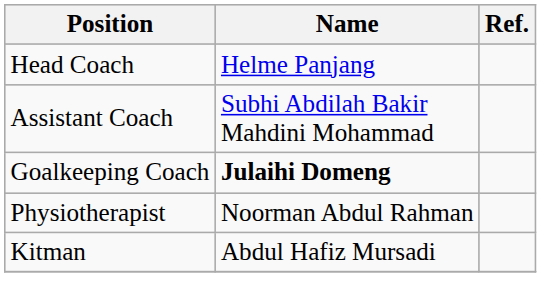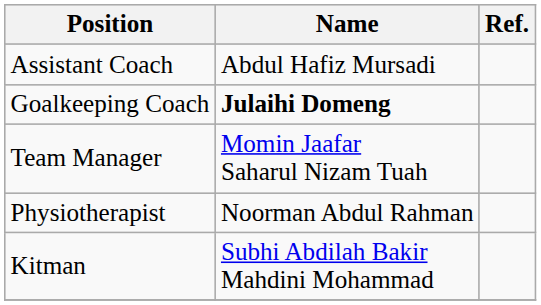- row: (72, 64)
(327, 118) Subhi Abdilah Bakir Mahdini Mohammad -> (328, 64) Abdul Hafiz Mursadi
+ row: (86, 158)
(328, 251) Abdul Hafiz Mursadi -> (327, 266) Subhi Abdilah Bakir Mahdini Mohammad
